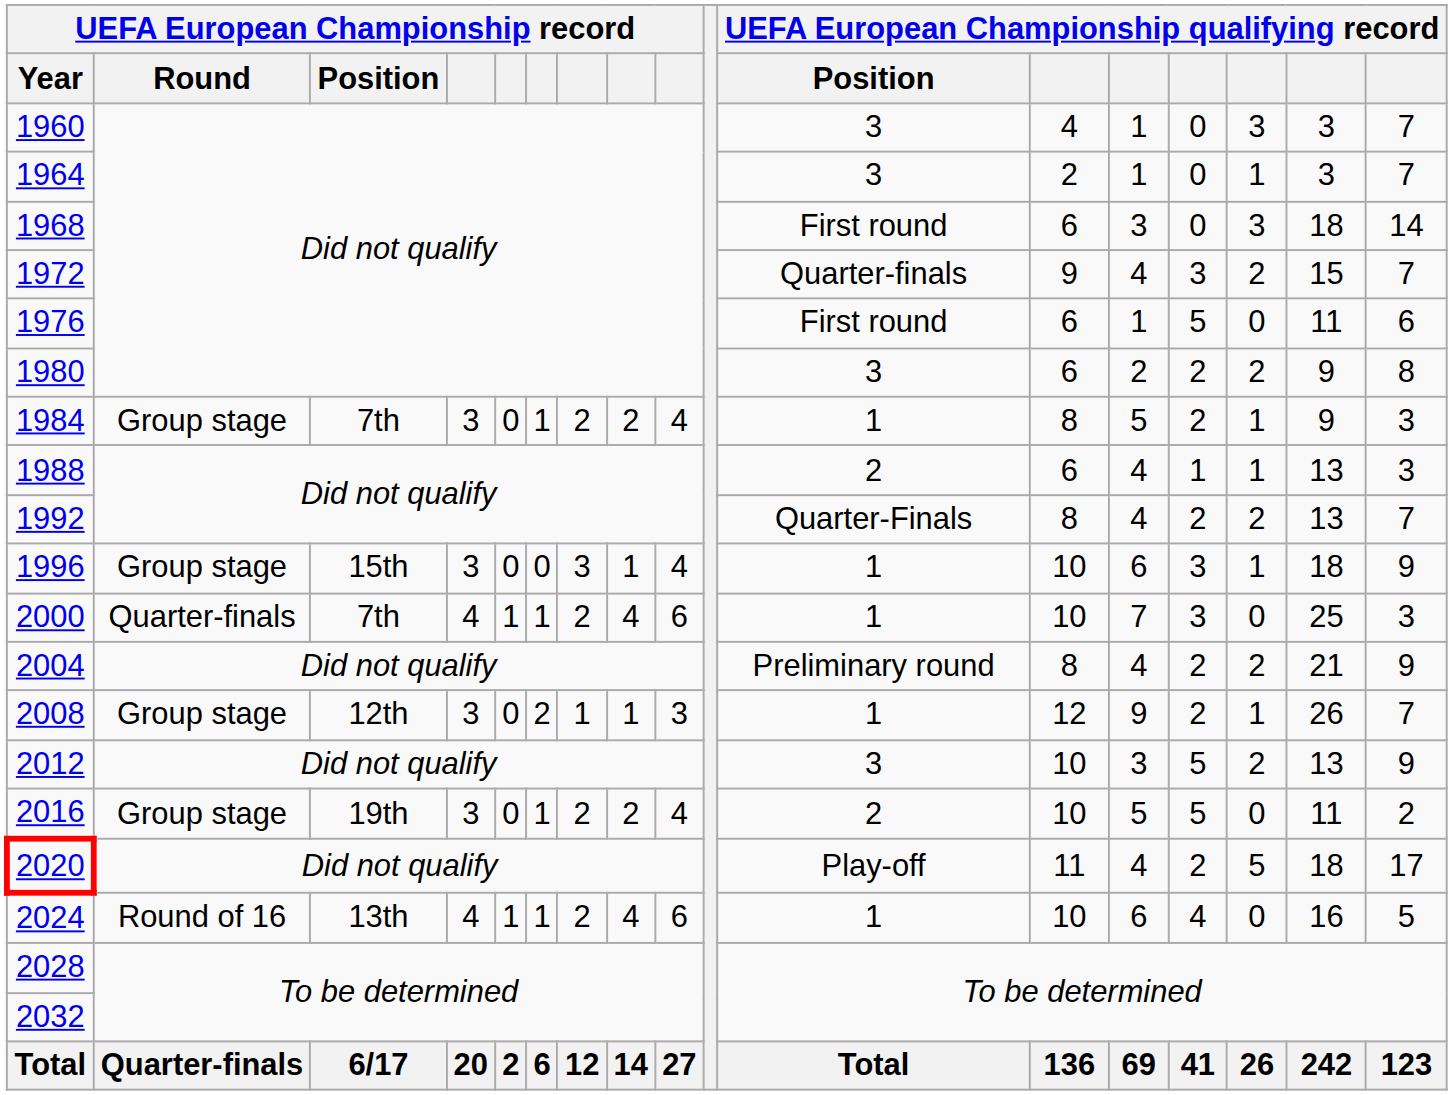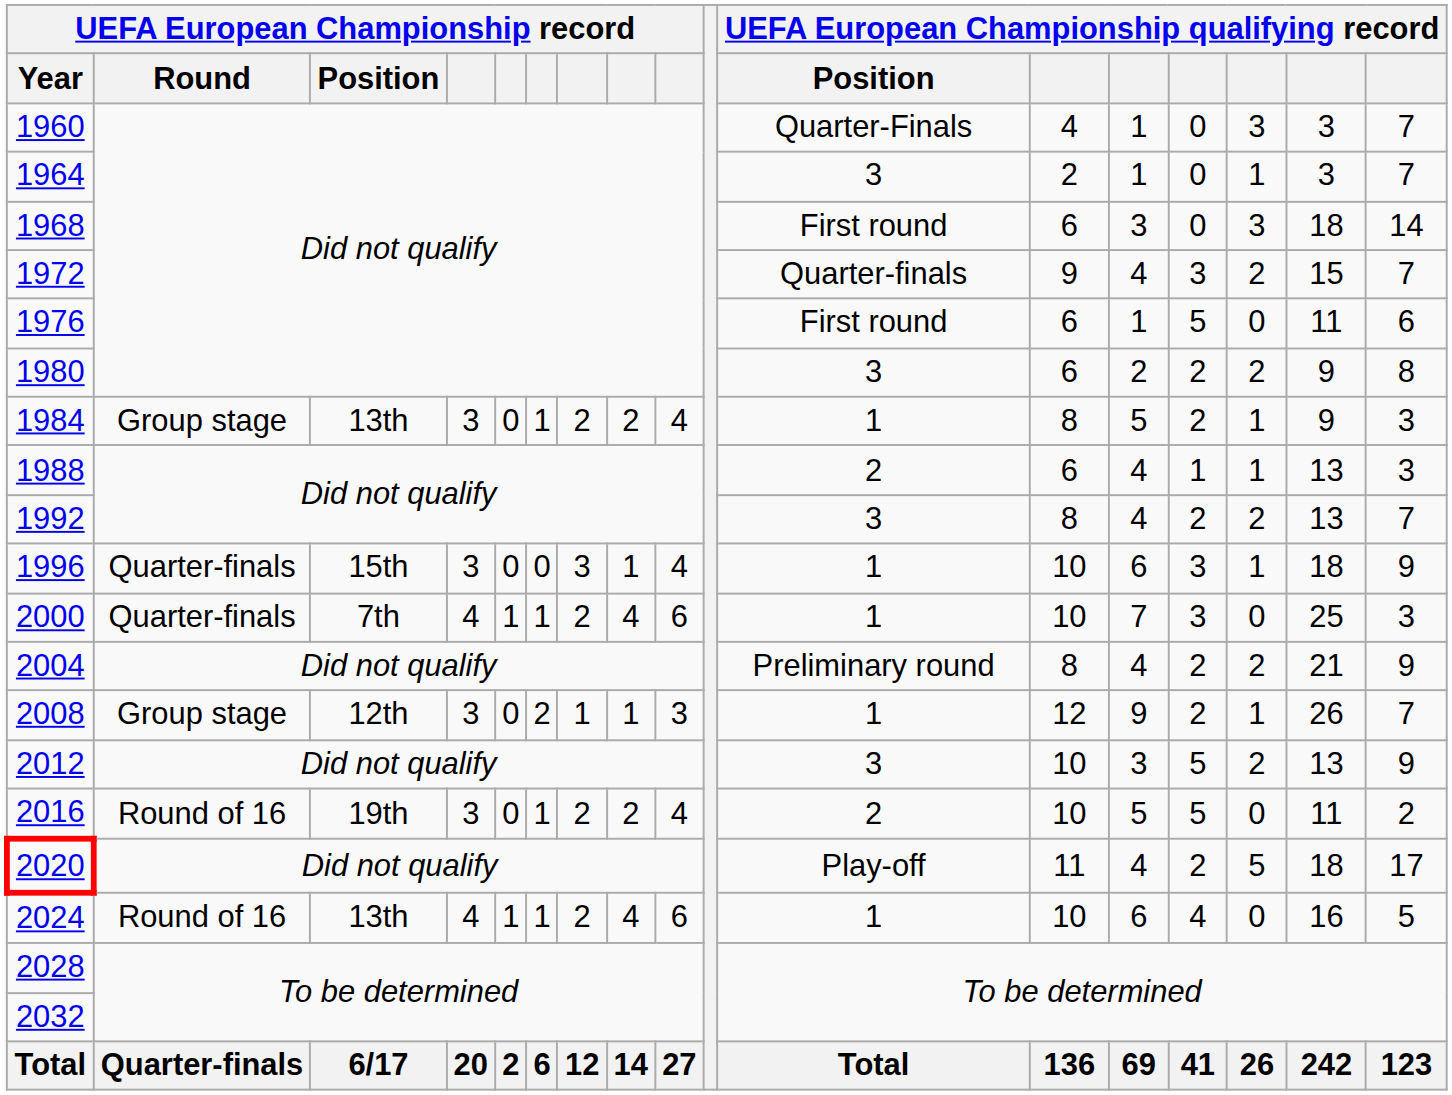(874, 126) 3 -> (874, 126) Quarter-Finals
(378, 420) 7th -> (378, 420) 13th
(874, 518) Quarter-Finals -> (874, 518) 3
(202, 567) Group stage -> (202, 567) Quarter-finals
(202, 813) Group stage -> (202, 813) Round of 16
